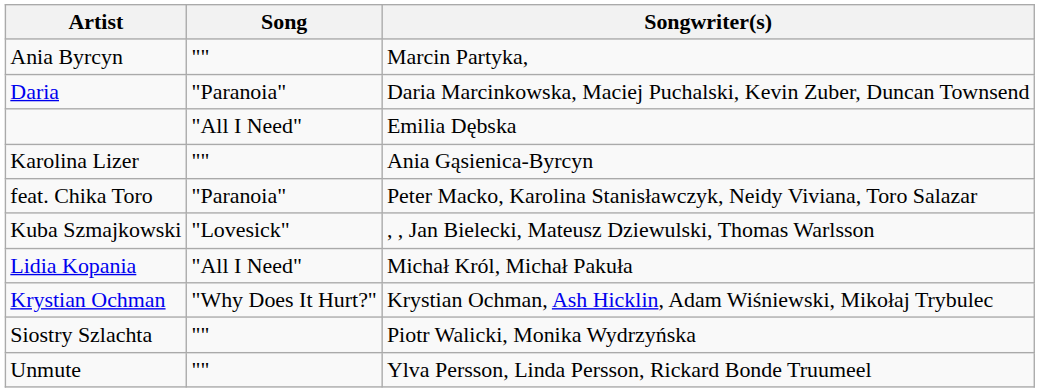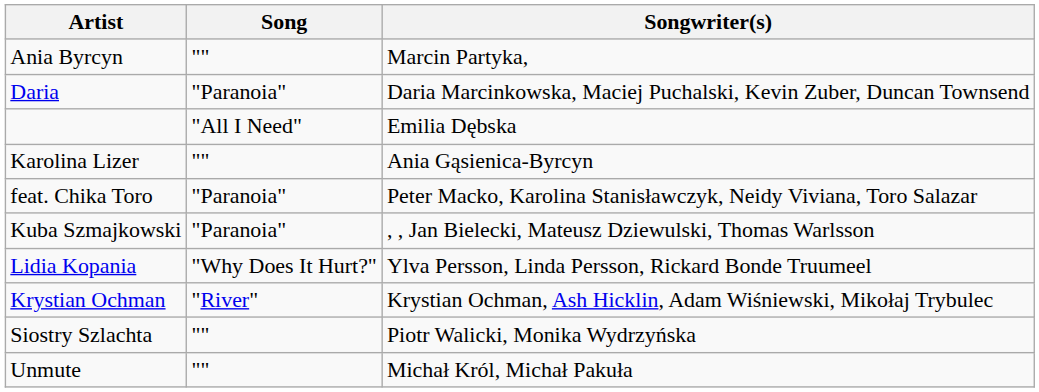(241, 230) "Lovesick" -> (239, 230) "Paranoia"
(247, 265) "All I Need" -> (284, 265) "Why Does It Hurt?"
(510, 265) Michał Król, Michał Pakuła -> (629, 265) Ylva Persson, Linda Persson, Rickard Bonde Truumeel
(284, 299) "Why Does It Hurt?" -> (225, 299) "River"
(629, 369) Ylva Persson, Linda Persson, Rickard Bonde Truumeel -> (510, 369) Michał Król, Michał Pakuła
